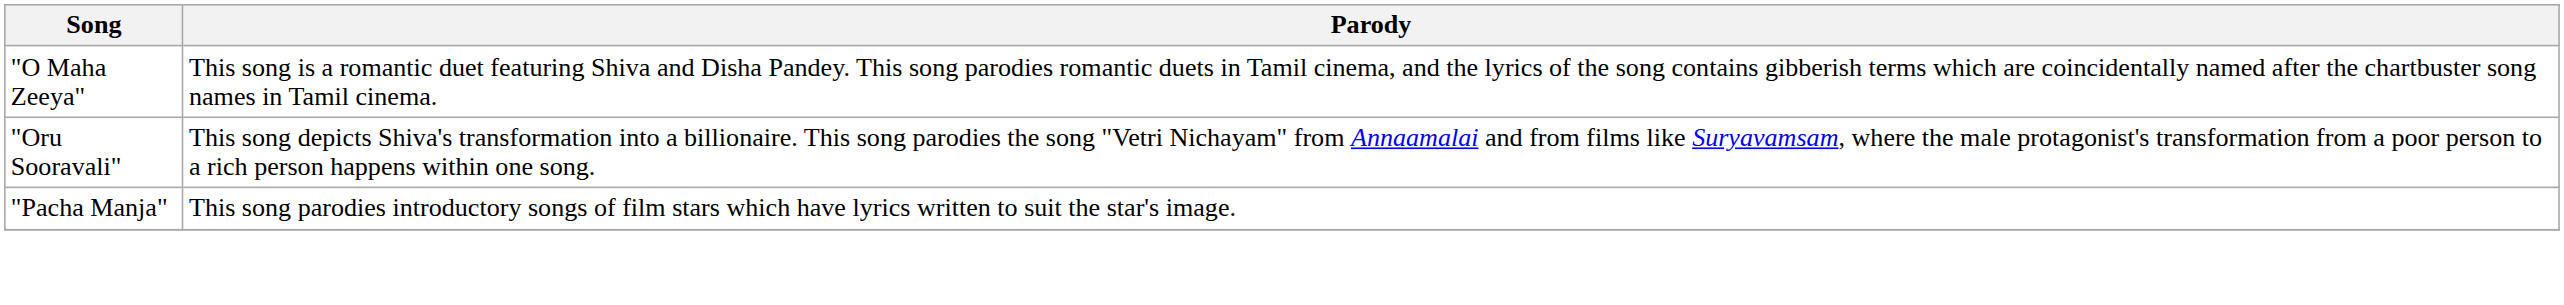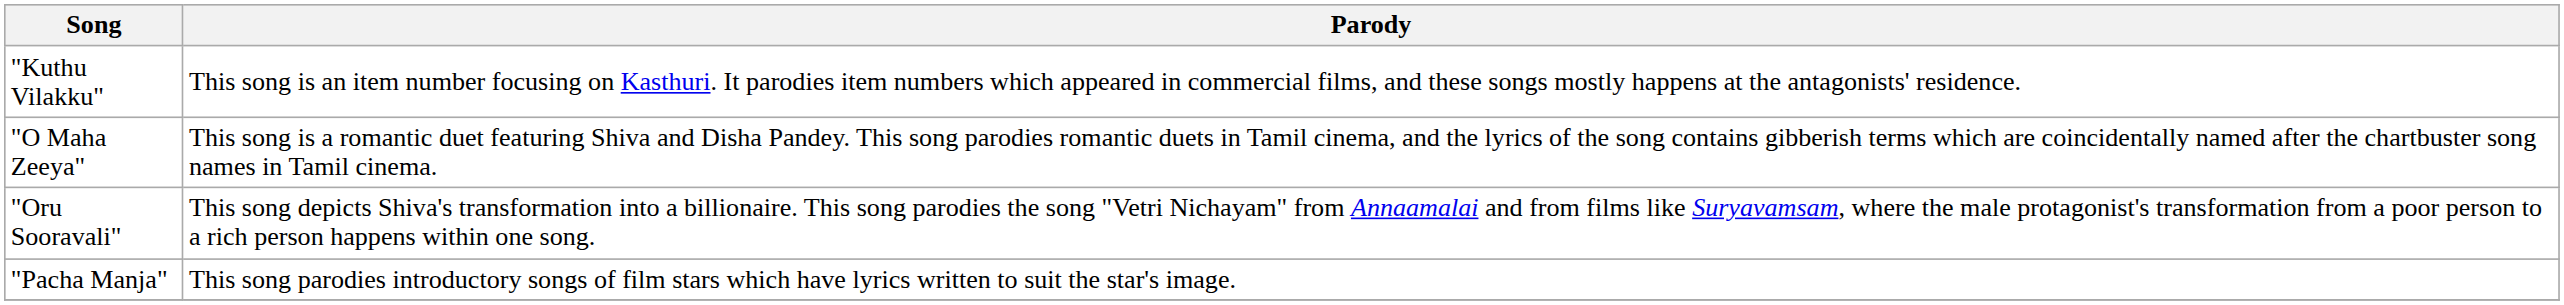+ row: (57, 81)
